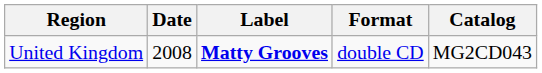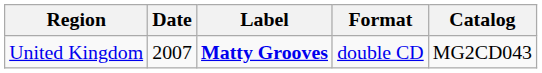(172, 51) 2008 -> (172, 51) 2007
